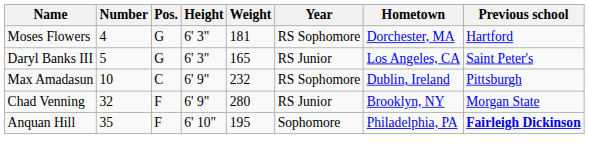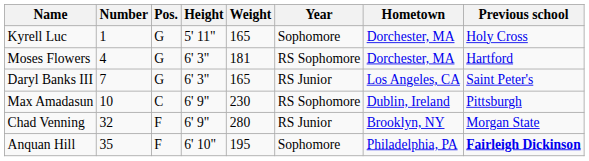+ row: (37, 36)
(103, 58) 5 -> (103, 79) 7
(240, 79) 232 -> (240, 101) 230
